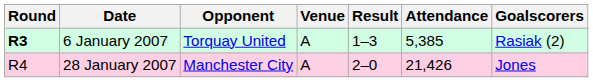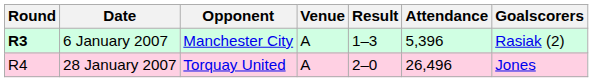(234, 40) Torquay United -> (238, 40) Manchester City
(424, 40) 5,385 -> (424, 40) 5,396
(238, 64) Manchester City -> (234, 64) Torquay United
(429, 64) 21,426 -> (429, 64) 26,496
